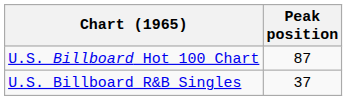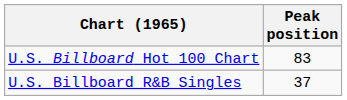(302, 58) 87 -> (302, 58) 83
